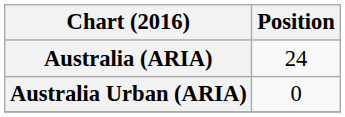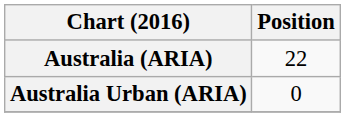(296, 58) 24 -> (296, 58) 22
